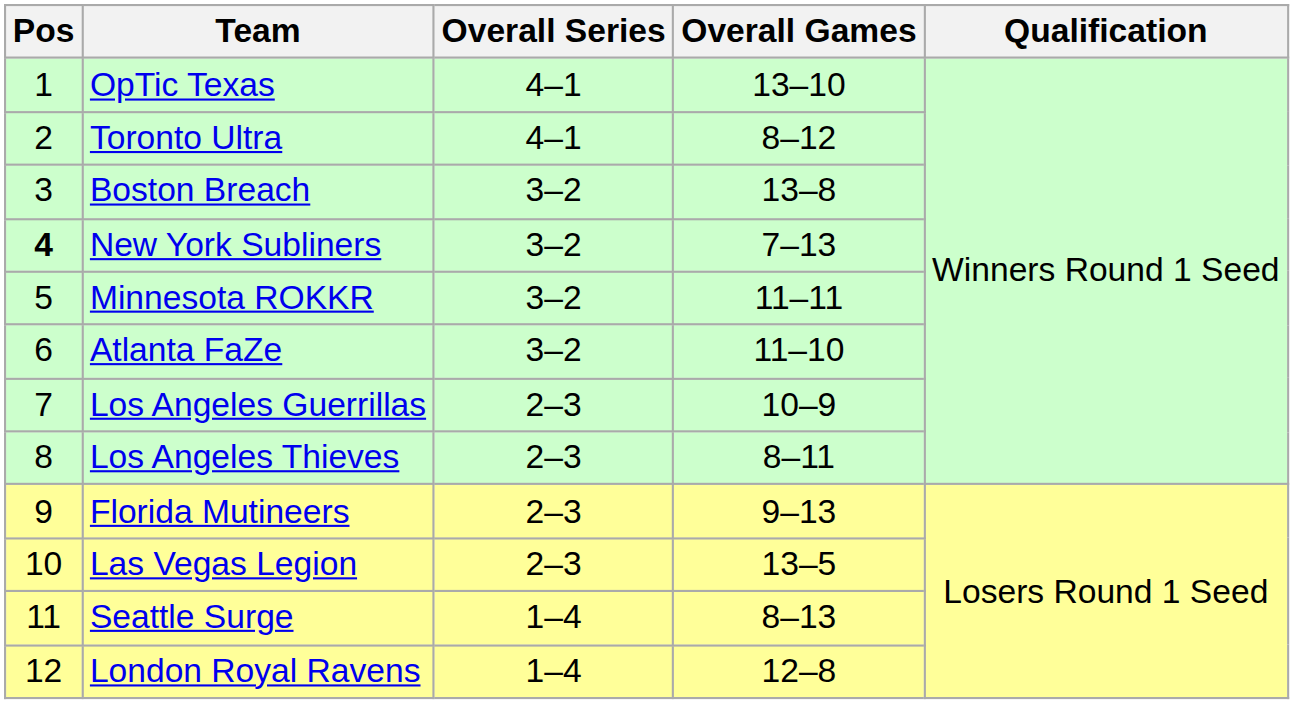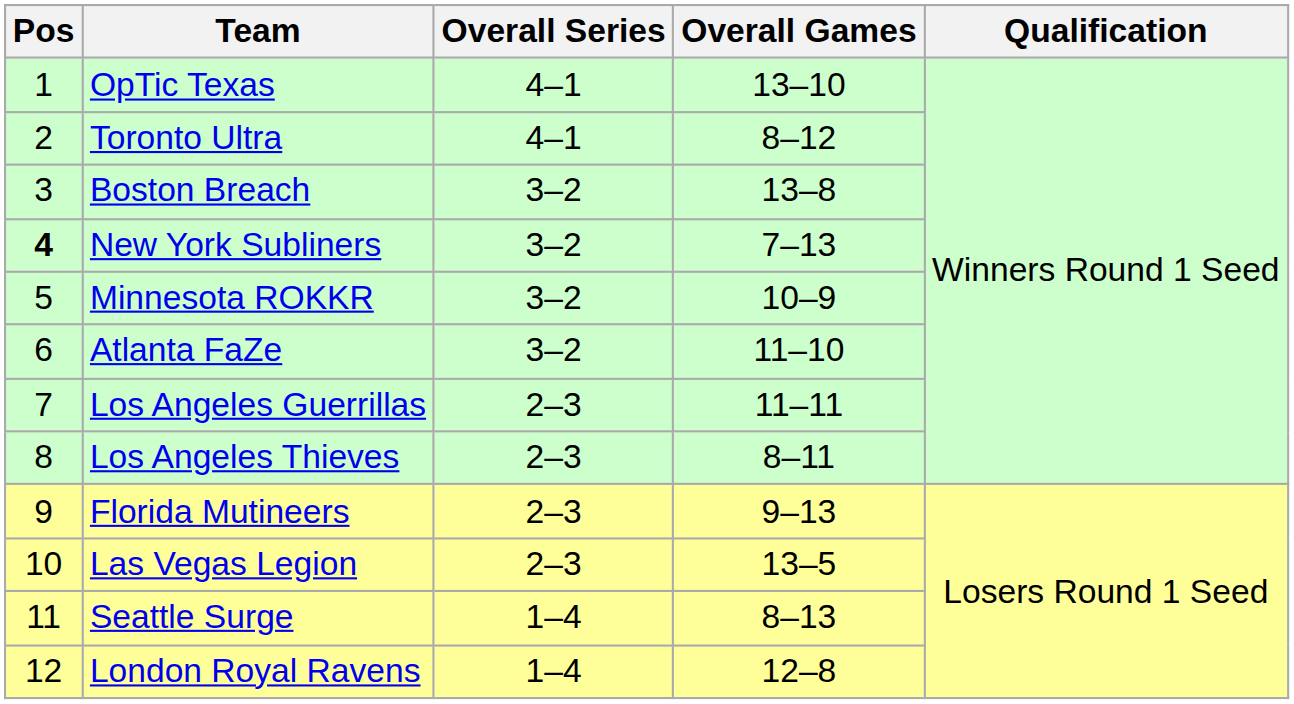(799, 297) 11–11 -> (799, 297) 10–9
(799, 404) 10–9 -> (799, 404) 11–11
